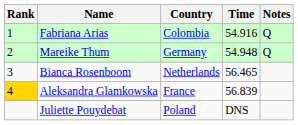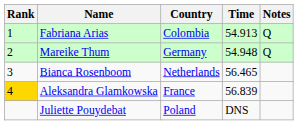(241, 33) 54.916 -> (241, 33) 54.913
